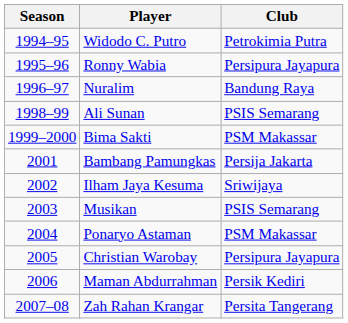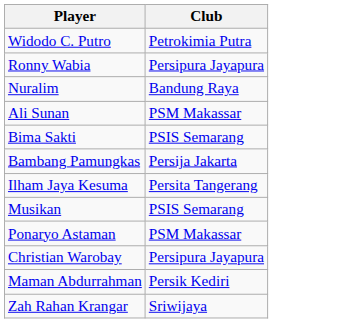- column: (42, 16)
(272, 112) PSIS Semarang -> (195, 112) PSM Makassar
(270, 137) PSM Makassar -> (196, 137) PSIS Semarang
(253, 185) Sriwijaya -> (203, 185) Persita Tangerang
(279, 305) Persita Tangerang -> (178, 305) Sriwijaya
